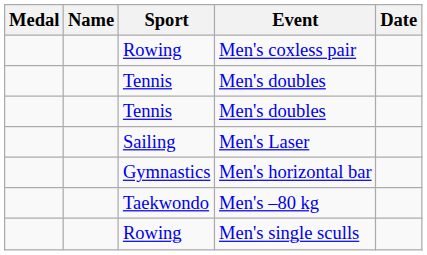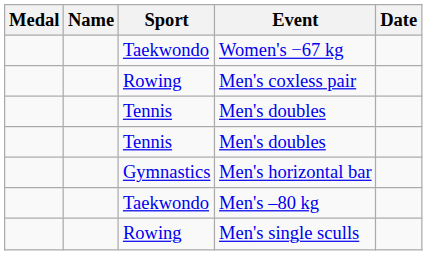+ row: (166, 50)
- row: (149, 142)
